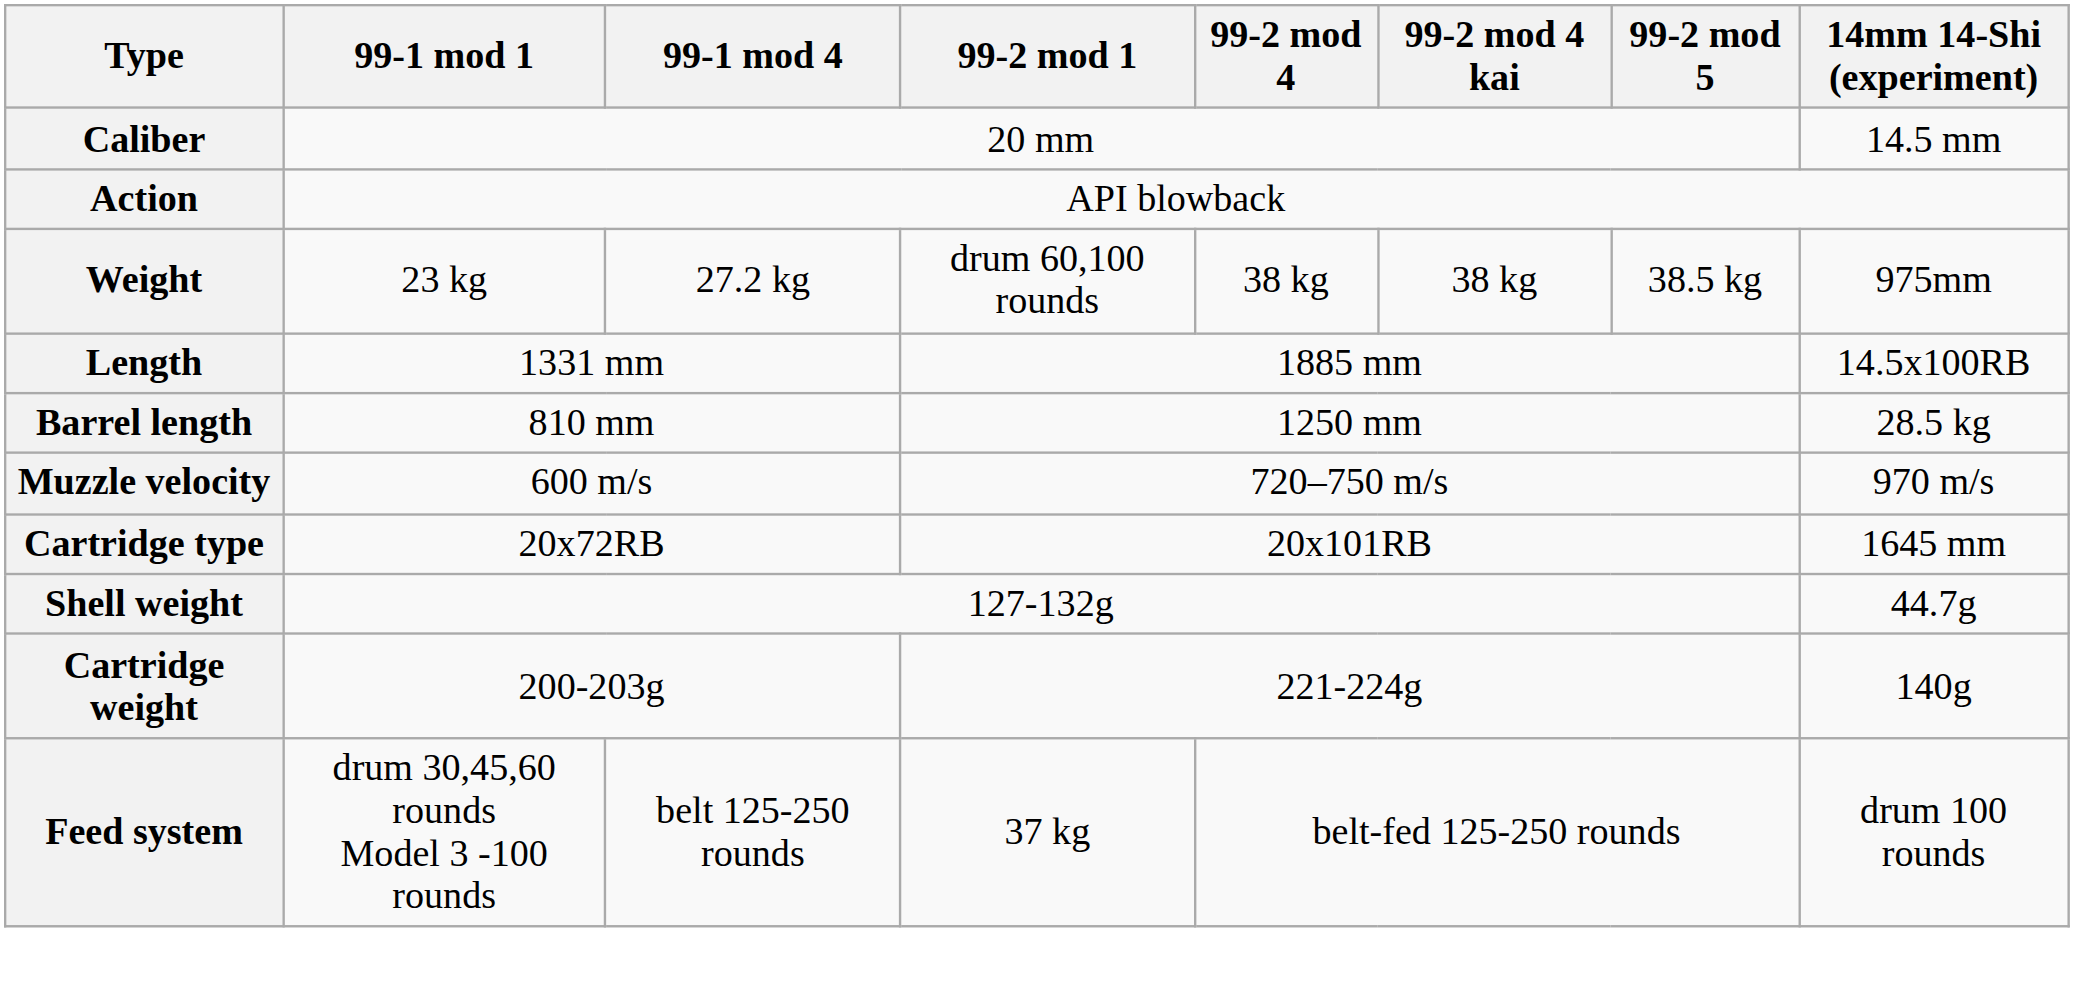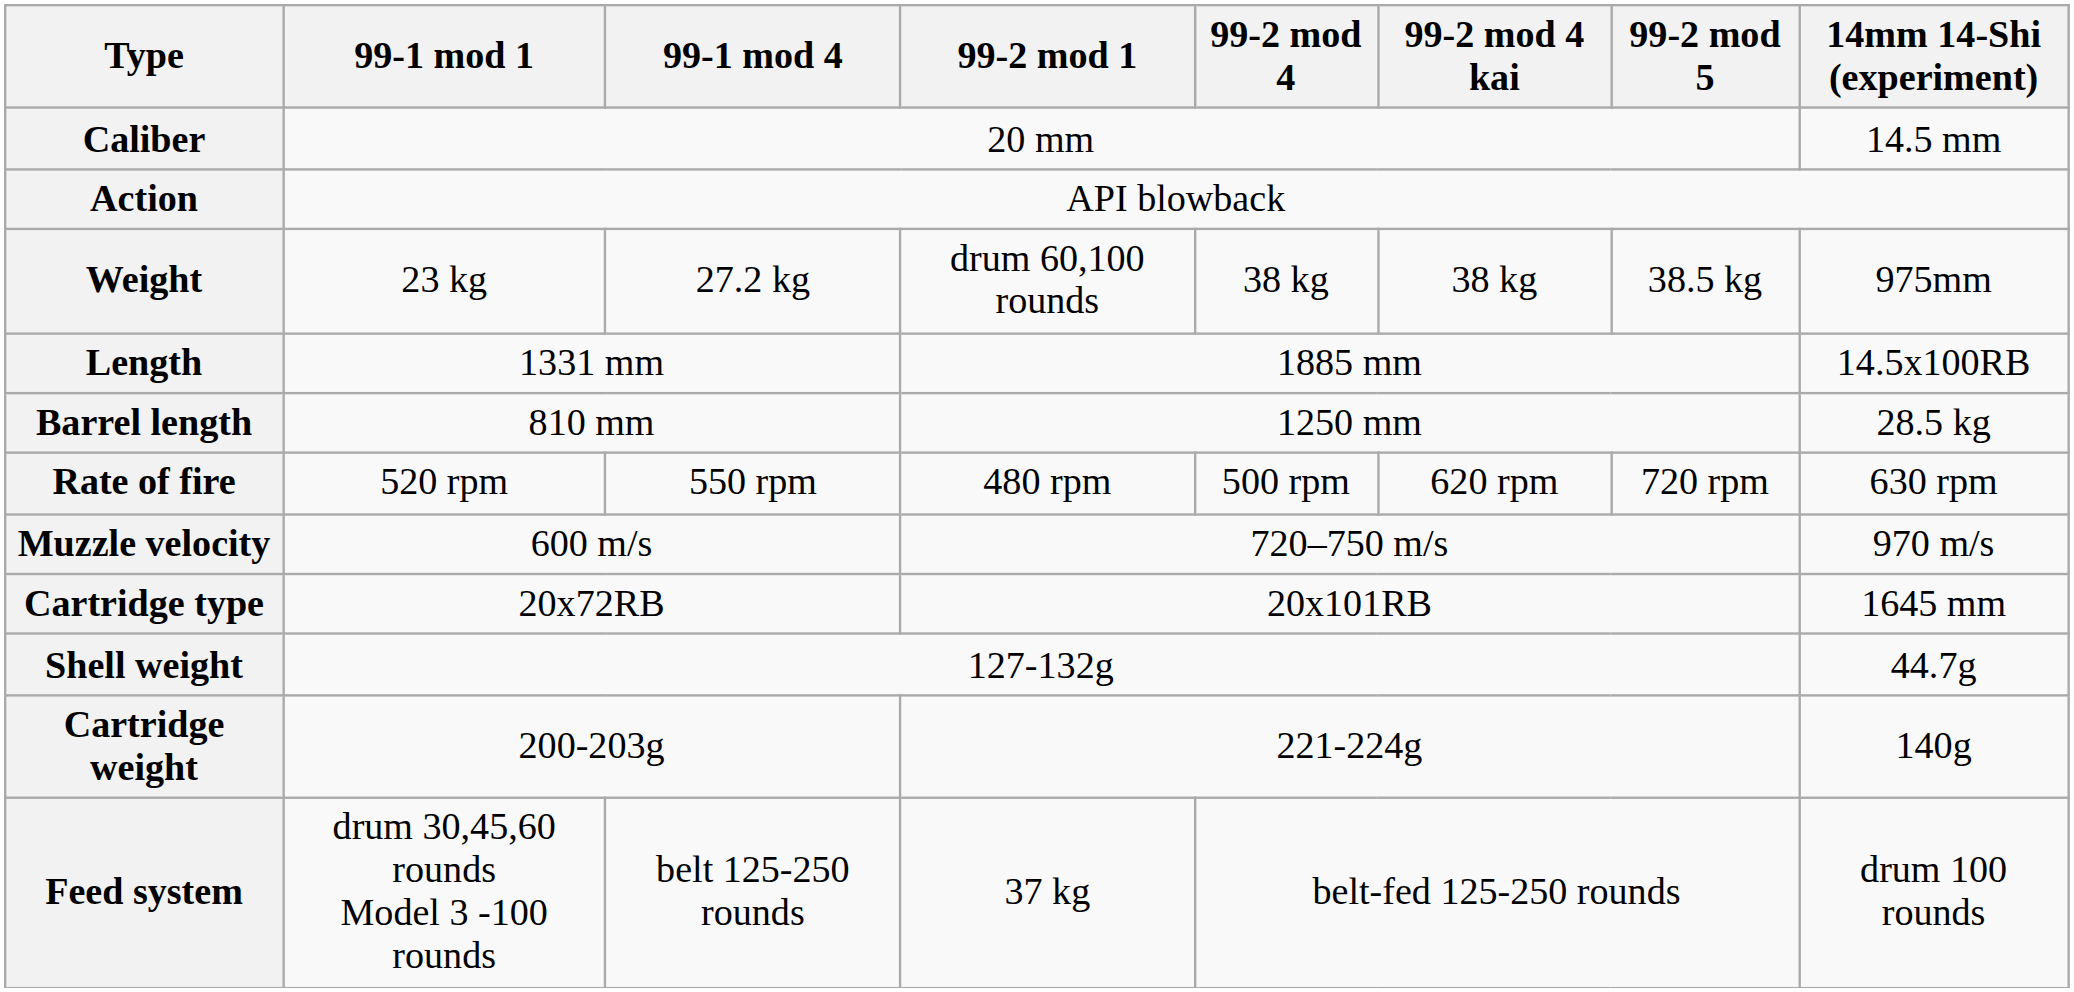+ row: (144, 482)
